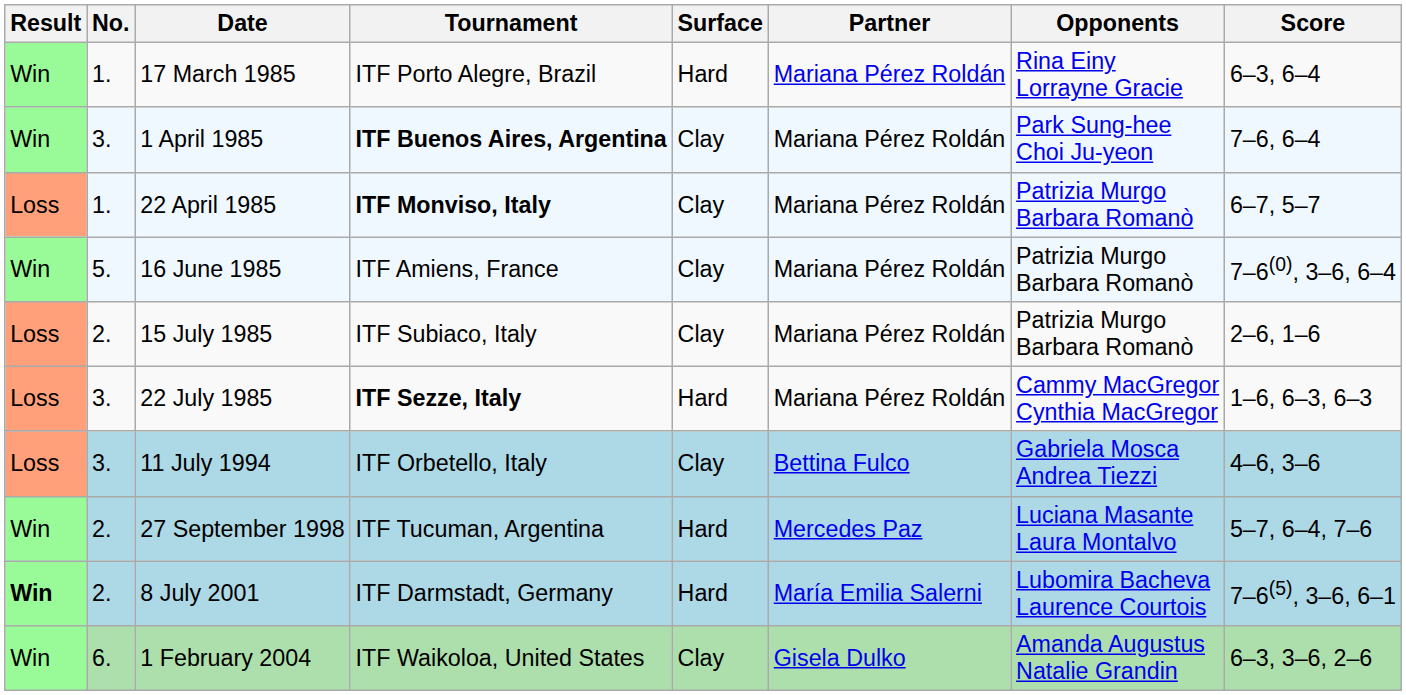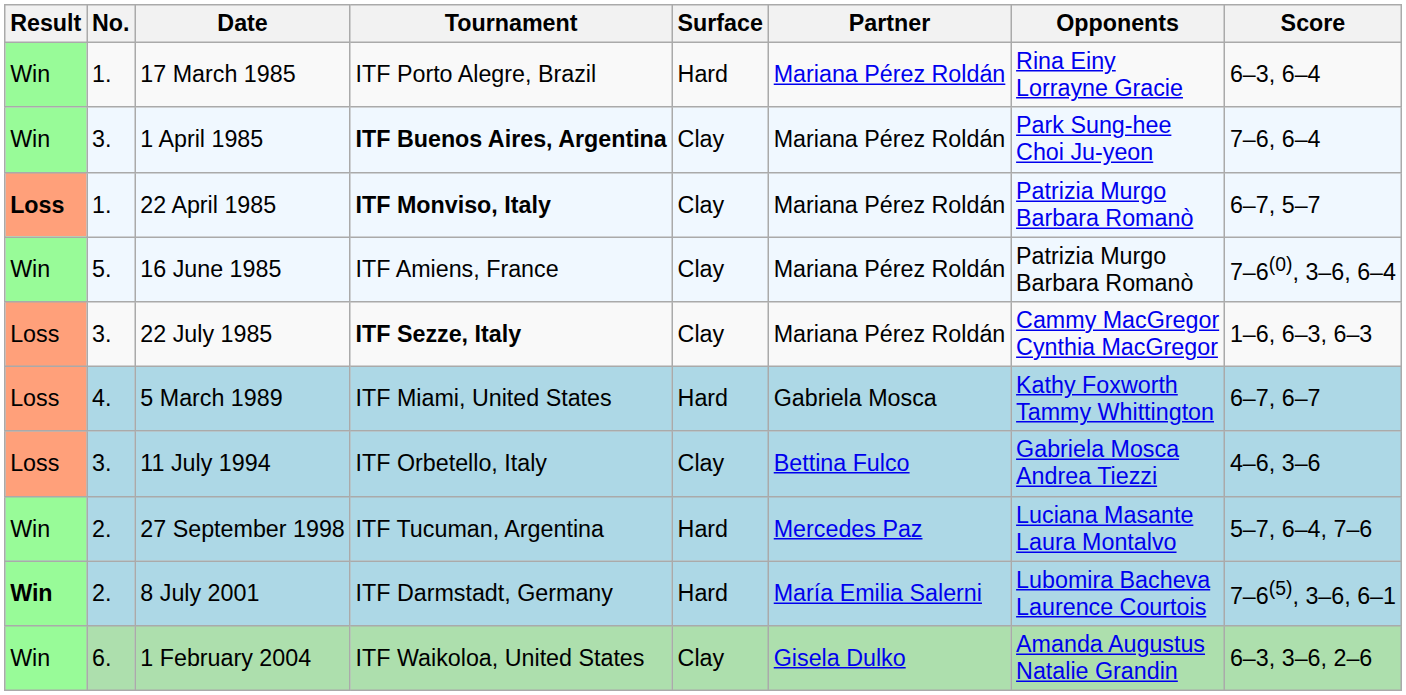(35, 203) normal -> (37, 203) bold
- row: (206, 333)
(703, 398) Hard -> (701, 333) Clay
+ row: (211, 398)
